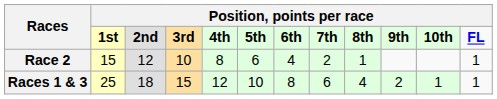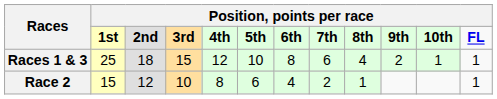rows swapped: (48, 82) <-> (48, 60)
